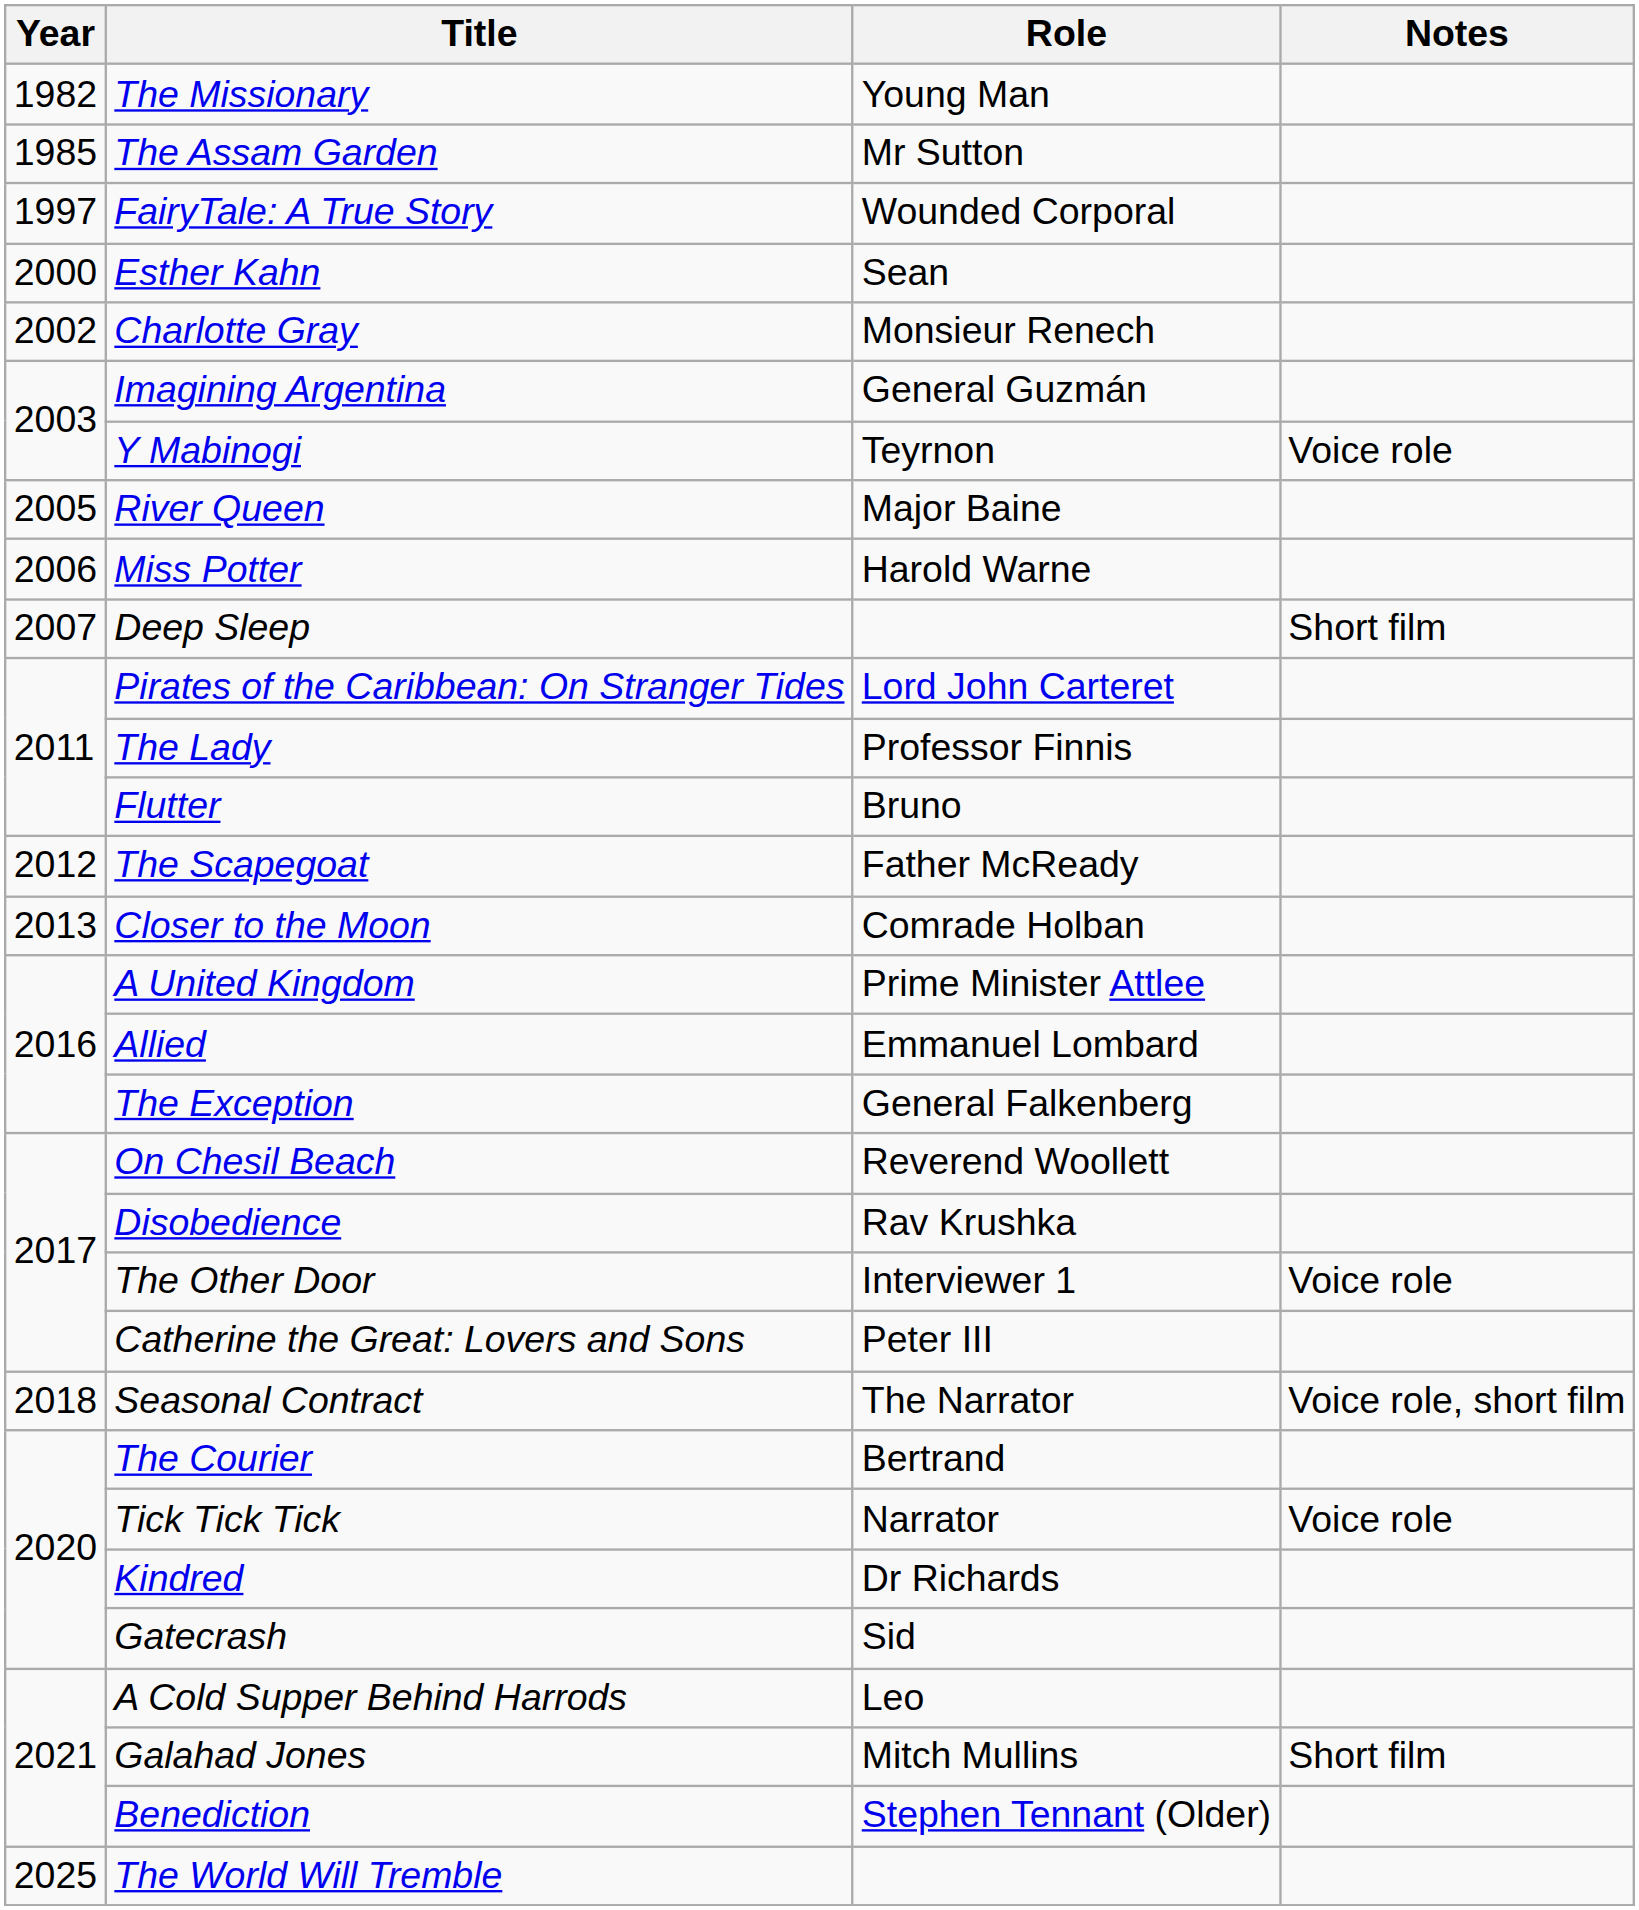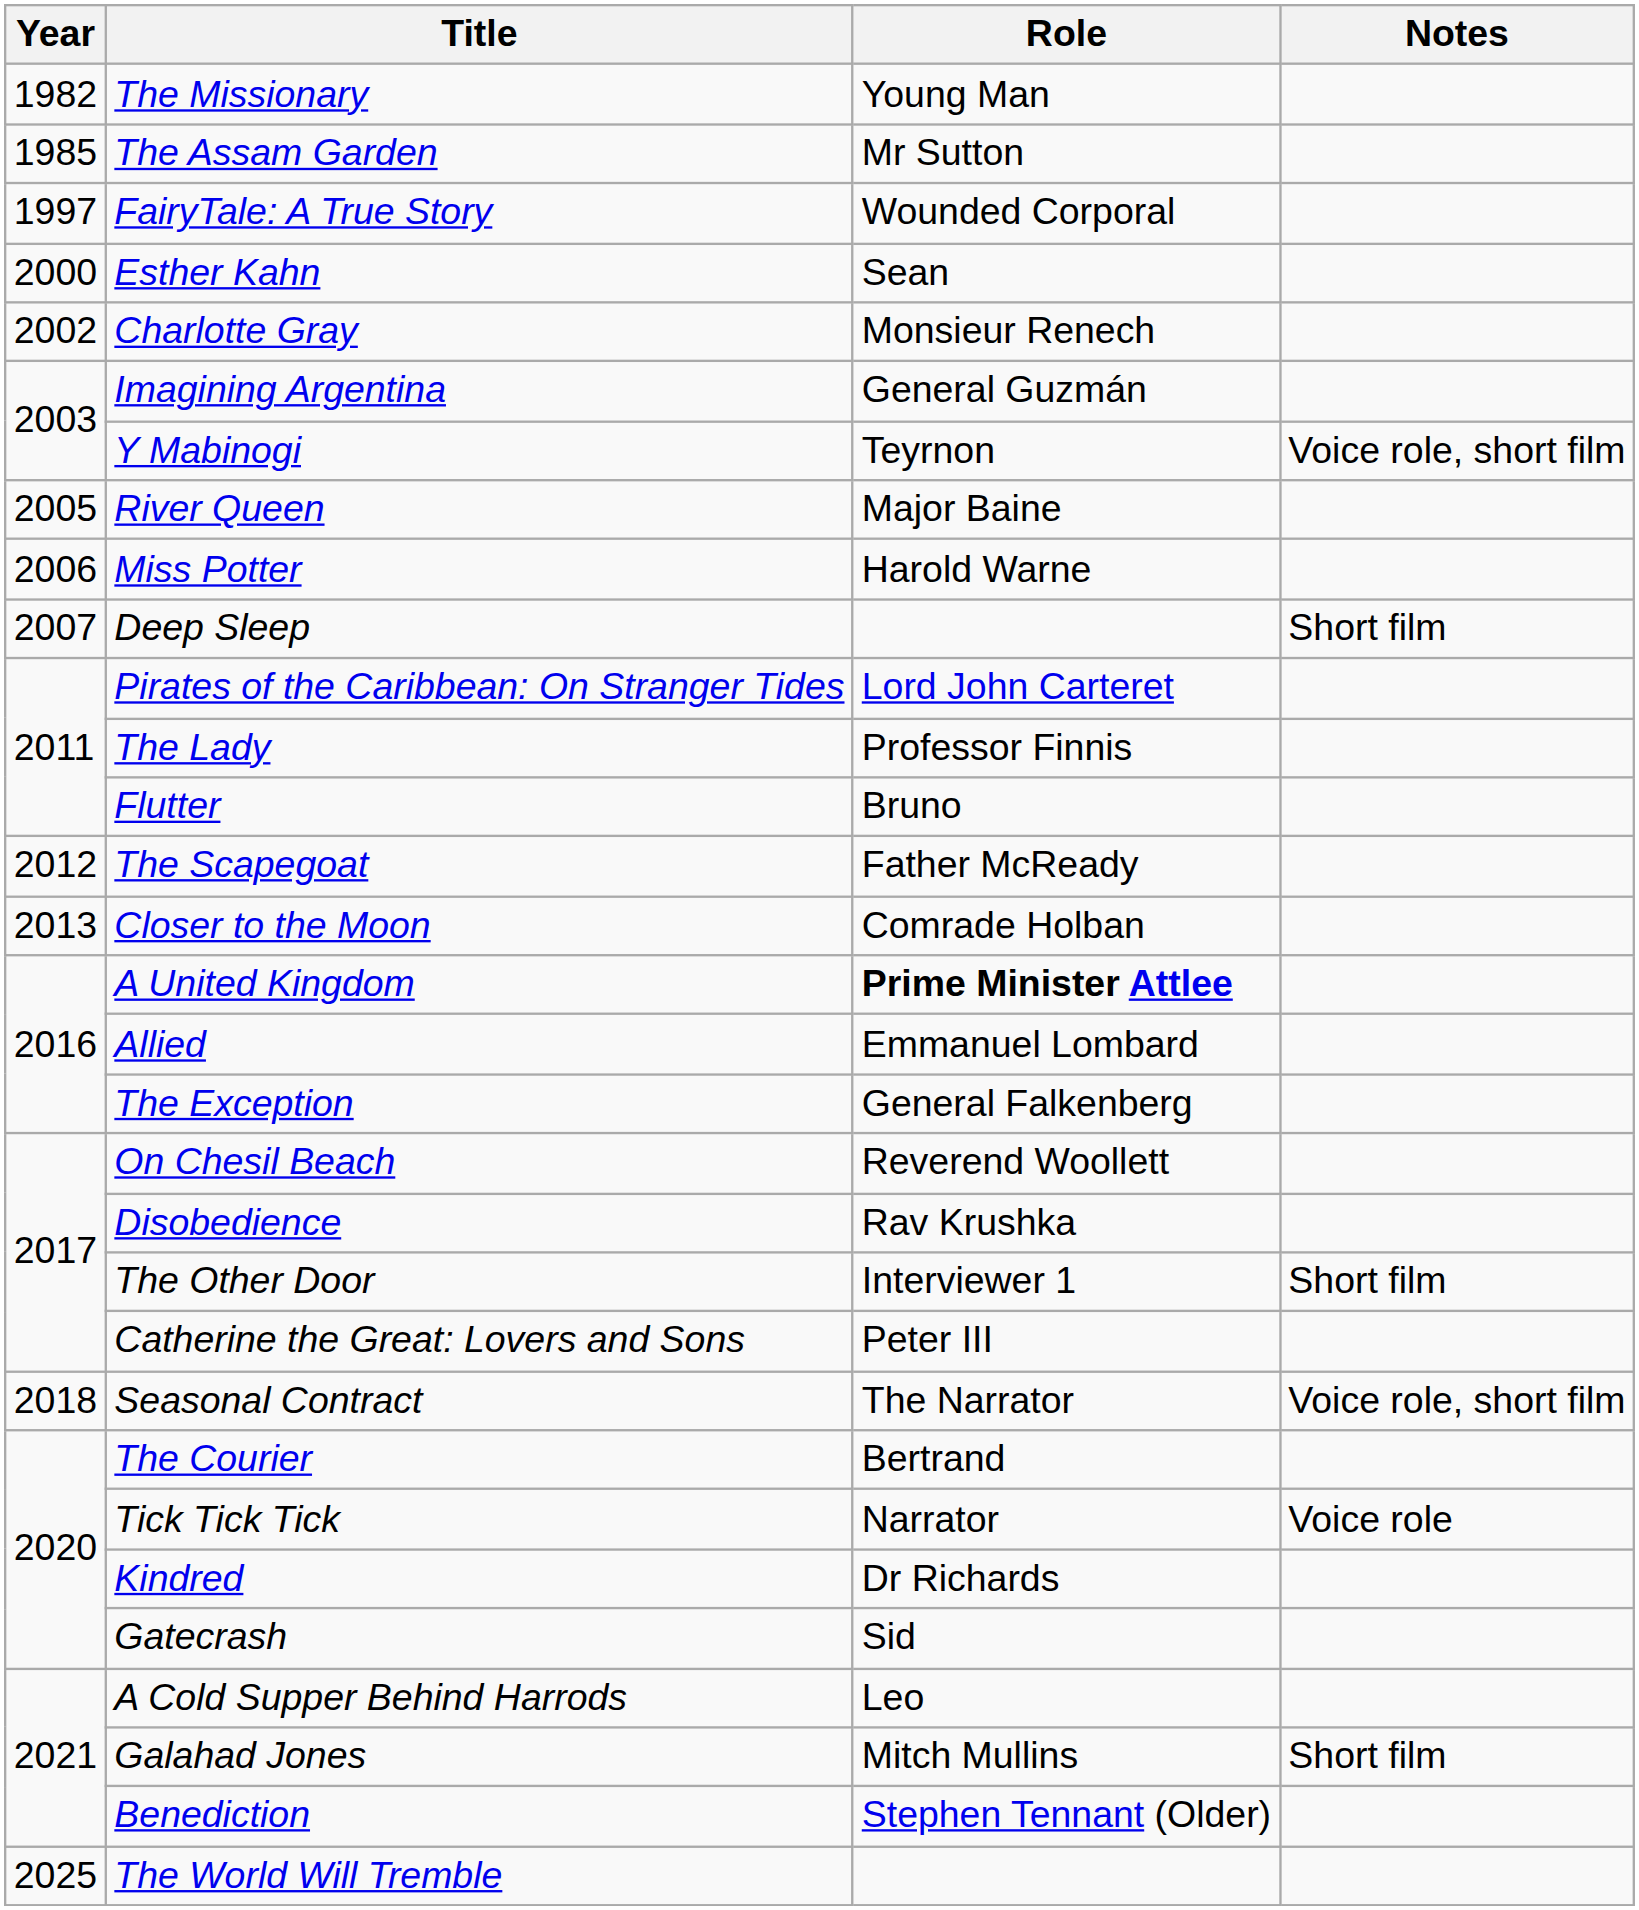(1371, 449) Voice role -> (1457, 449) Voice role, short film
(1033, 984) normal -> (1047, 984) bold
(1371, 1281) Voice role -> (1367, 1281) Short film
